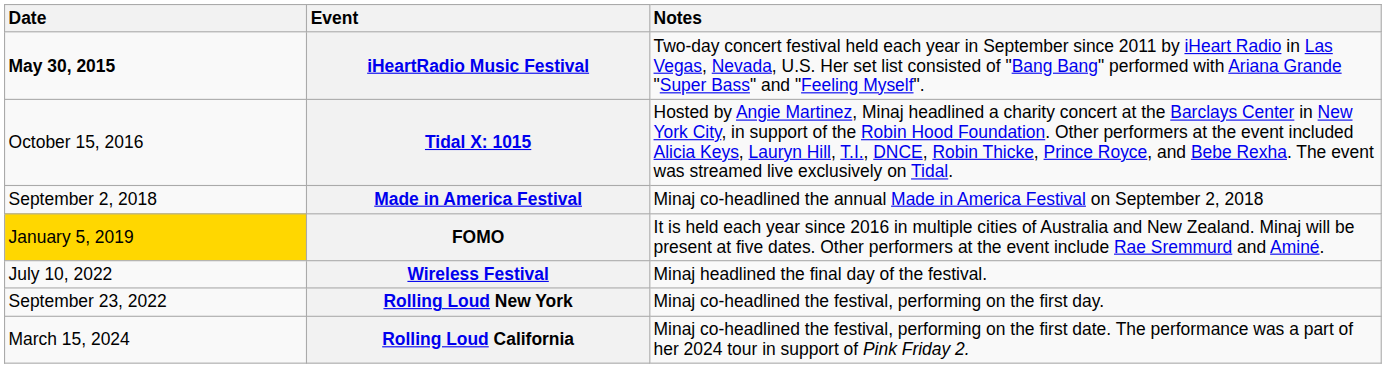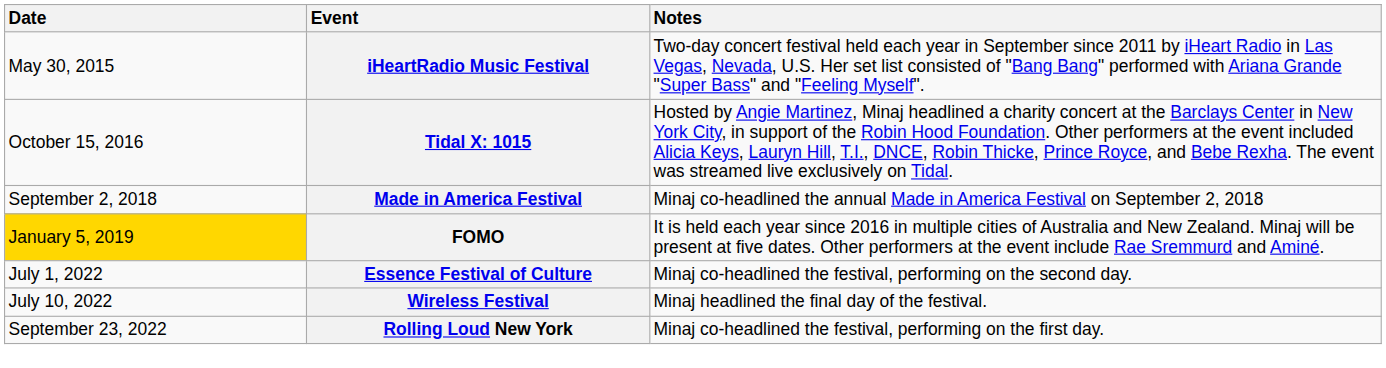(62, 65) bold -> (61, 65) normal
+ row: (478, 274)
- row: (478, 339)
